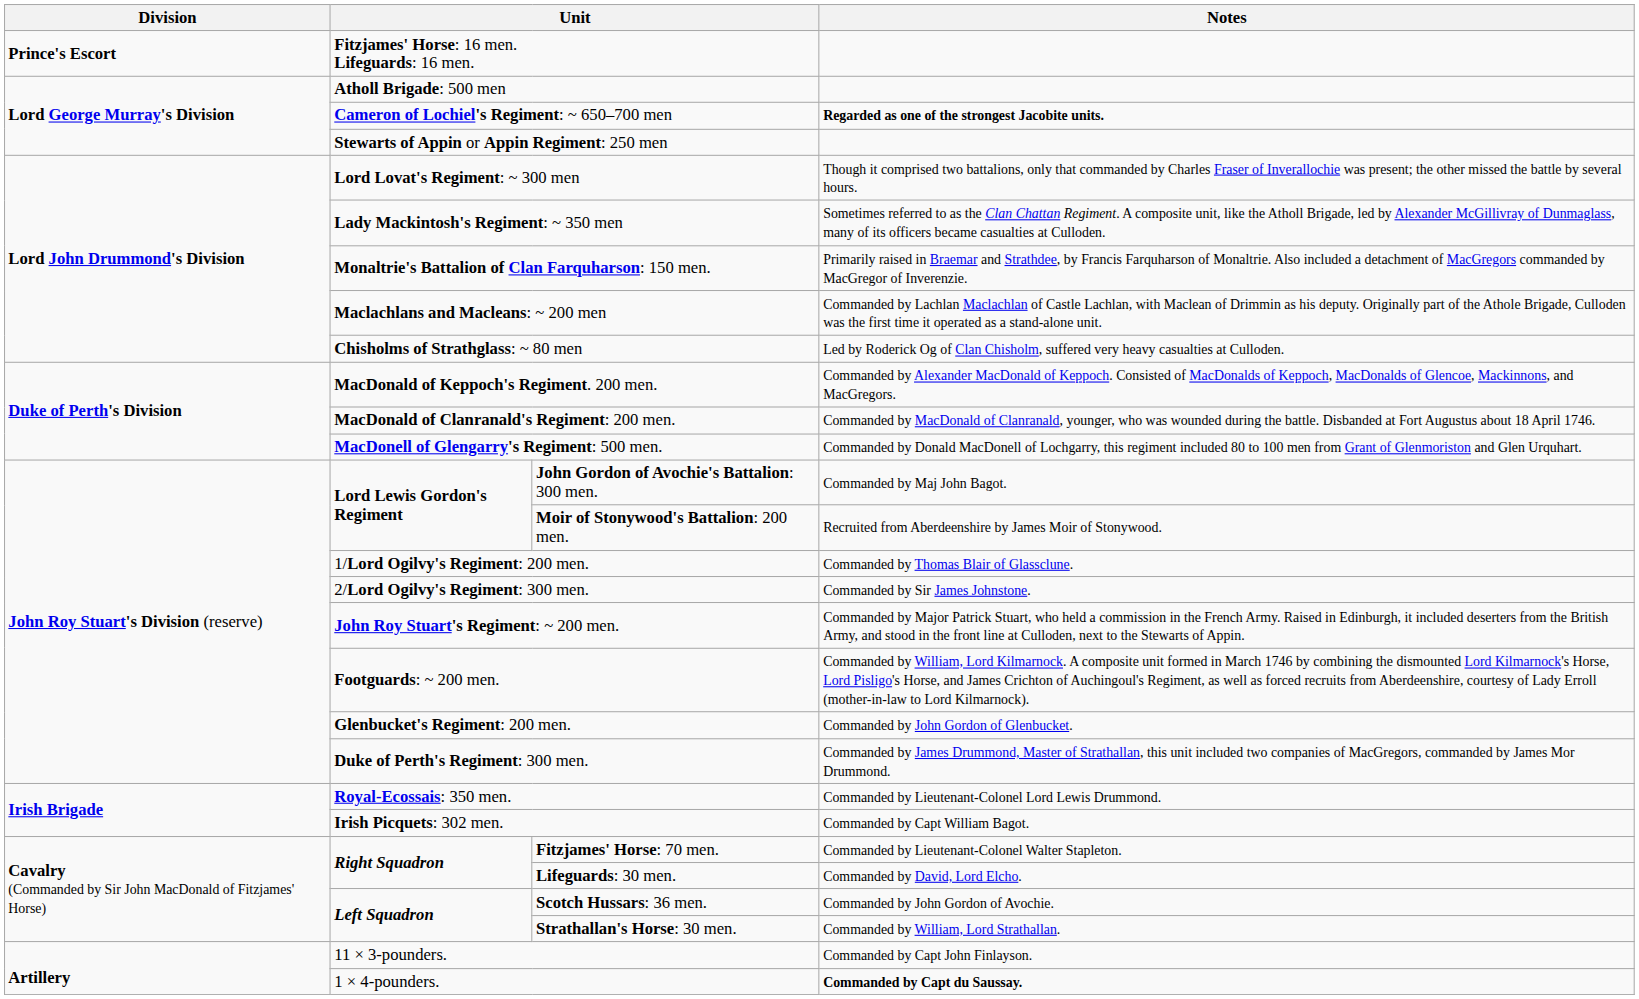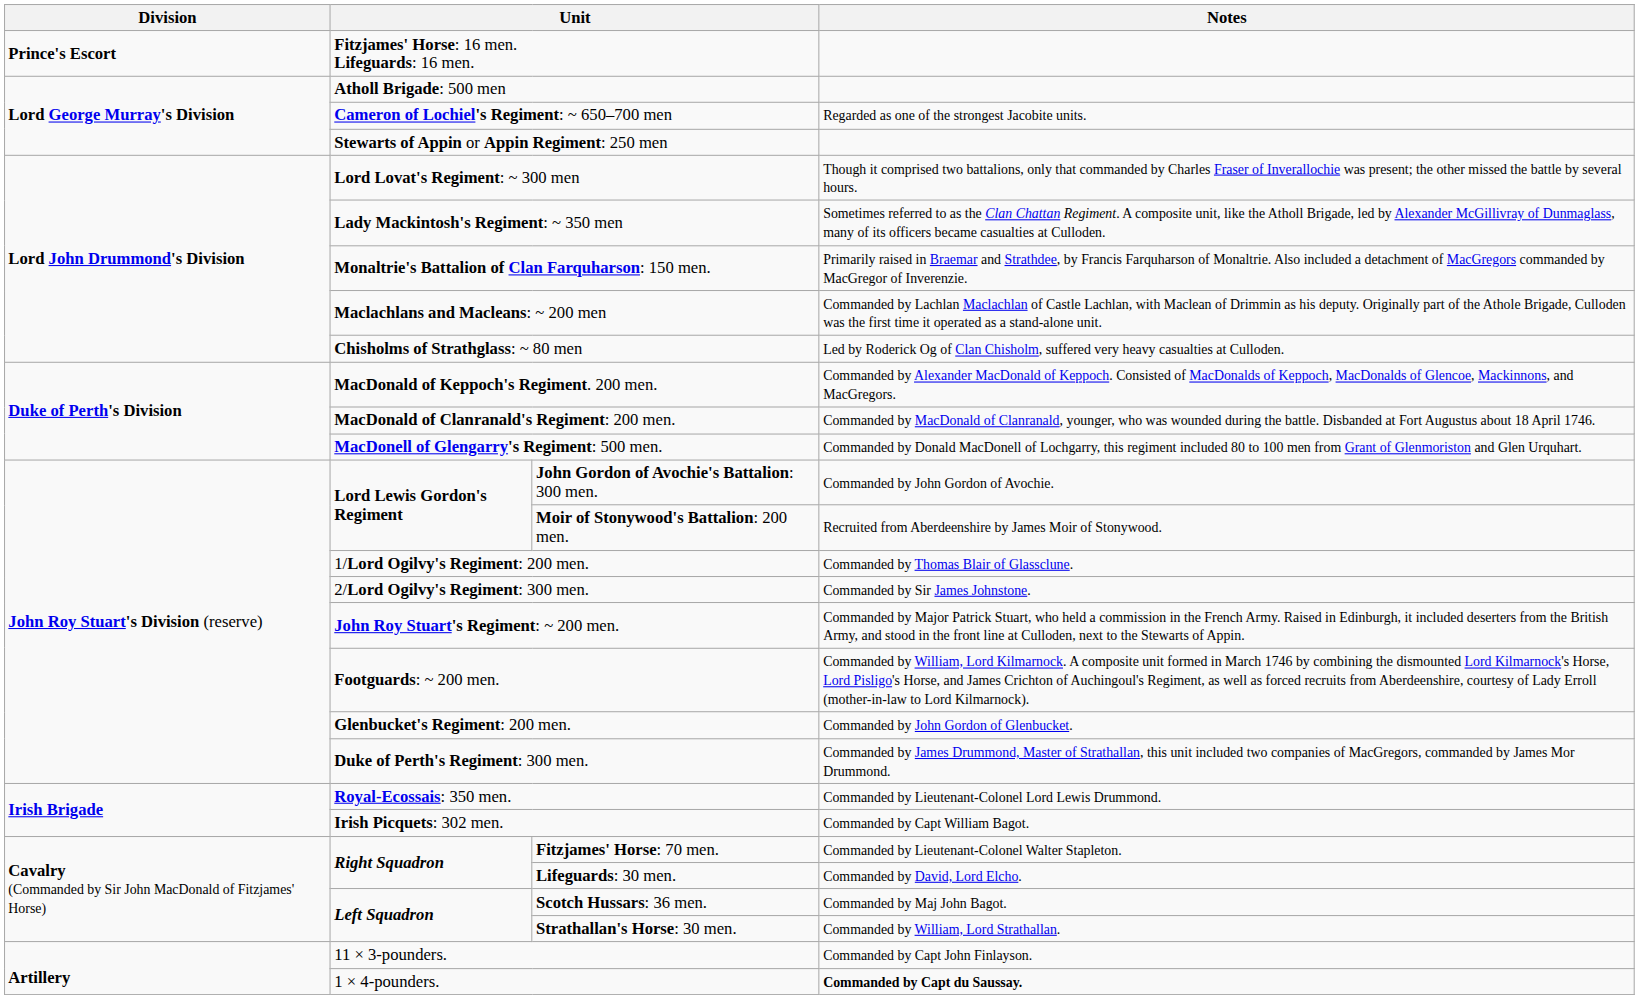(964, 115) bold -> (955, 116) normal
(915, 483) Commanded by Maj John Bagot. -> (939, 483) Commanded by John Gordon of Avochie.
(939, 903) Commanded by John Gordon of Avochie. -> (915, 903) Commanded by Maj John Bagot.
